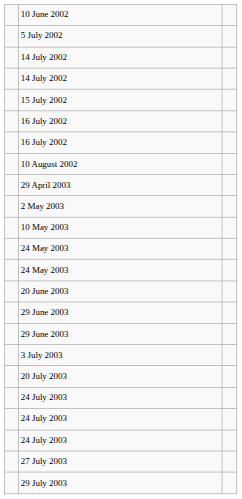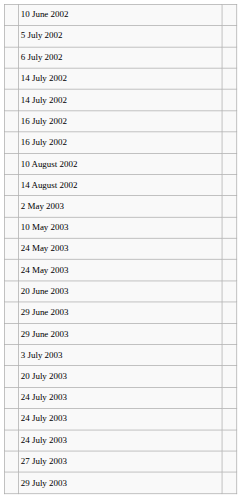+ row: (11, 57)
- row: (11, 100)
+ row: (11, 185)
- row: (11, 185)
